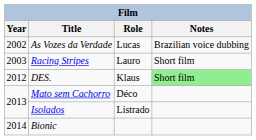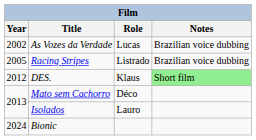(16, 61) 2003 -> (16, 61) 2005
(128, 61) Lauro -> (133, 61) Listrado
(174, 61) Short film -> (202, 61) Brazilian voice dubbing
(133, 110) Listrado -> (128, 110) Lauro
(16, 126) 2014 -> (16, 126) 2024
